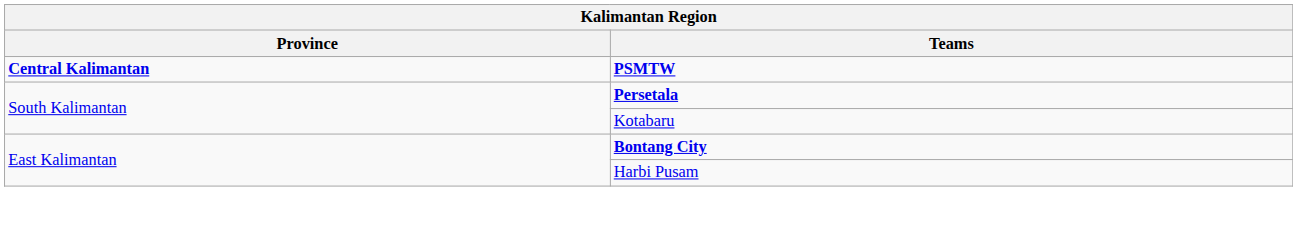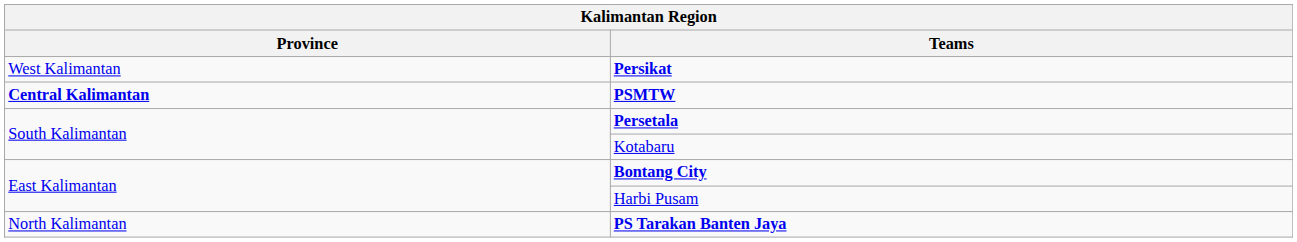+ row: (643, 69)
+ row: (700, 224)
